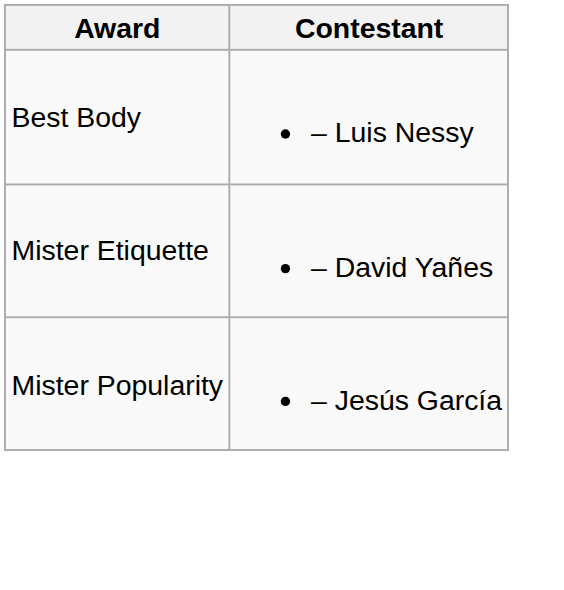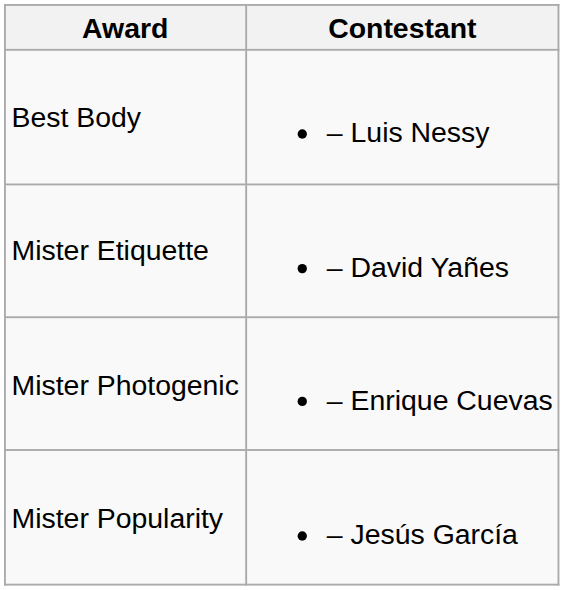+ row: (125, 384)
